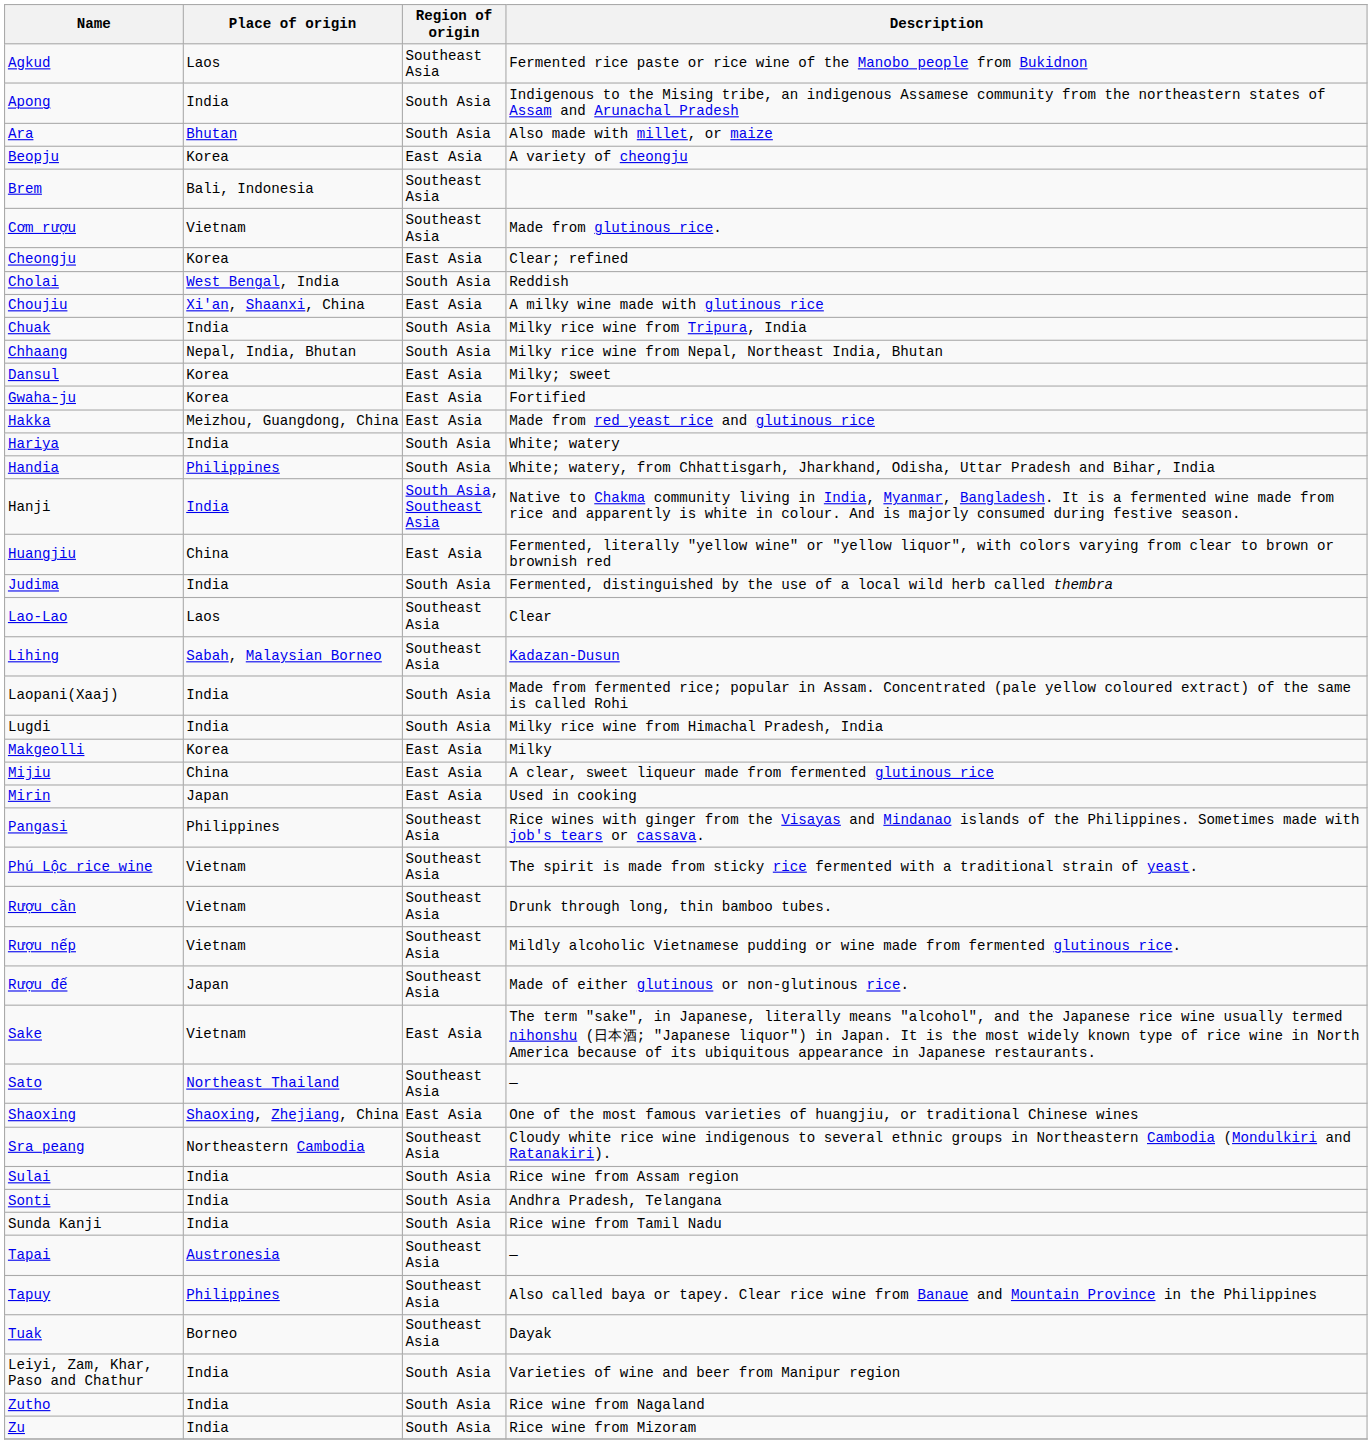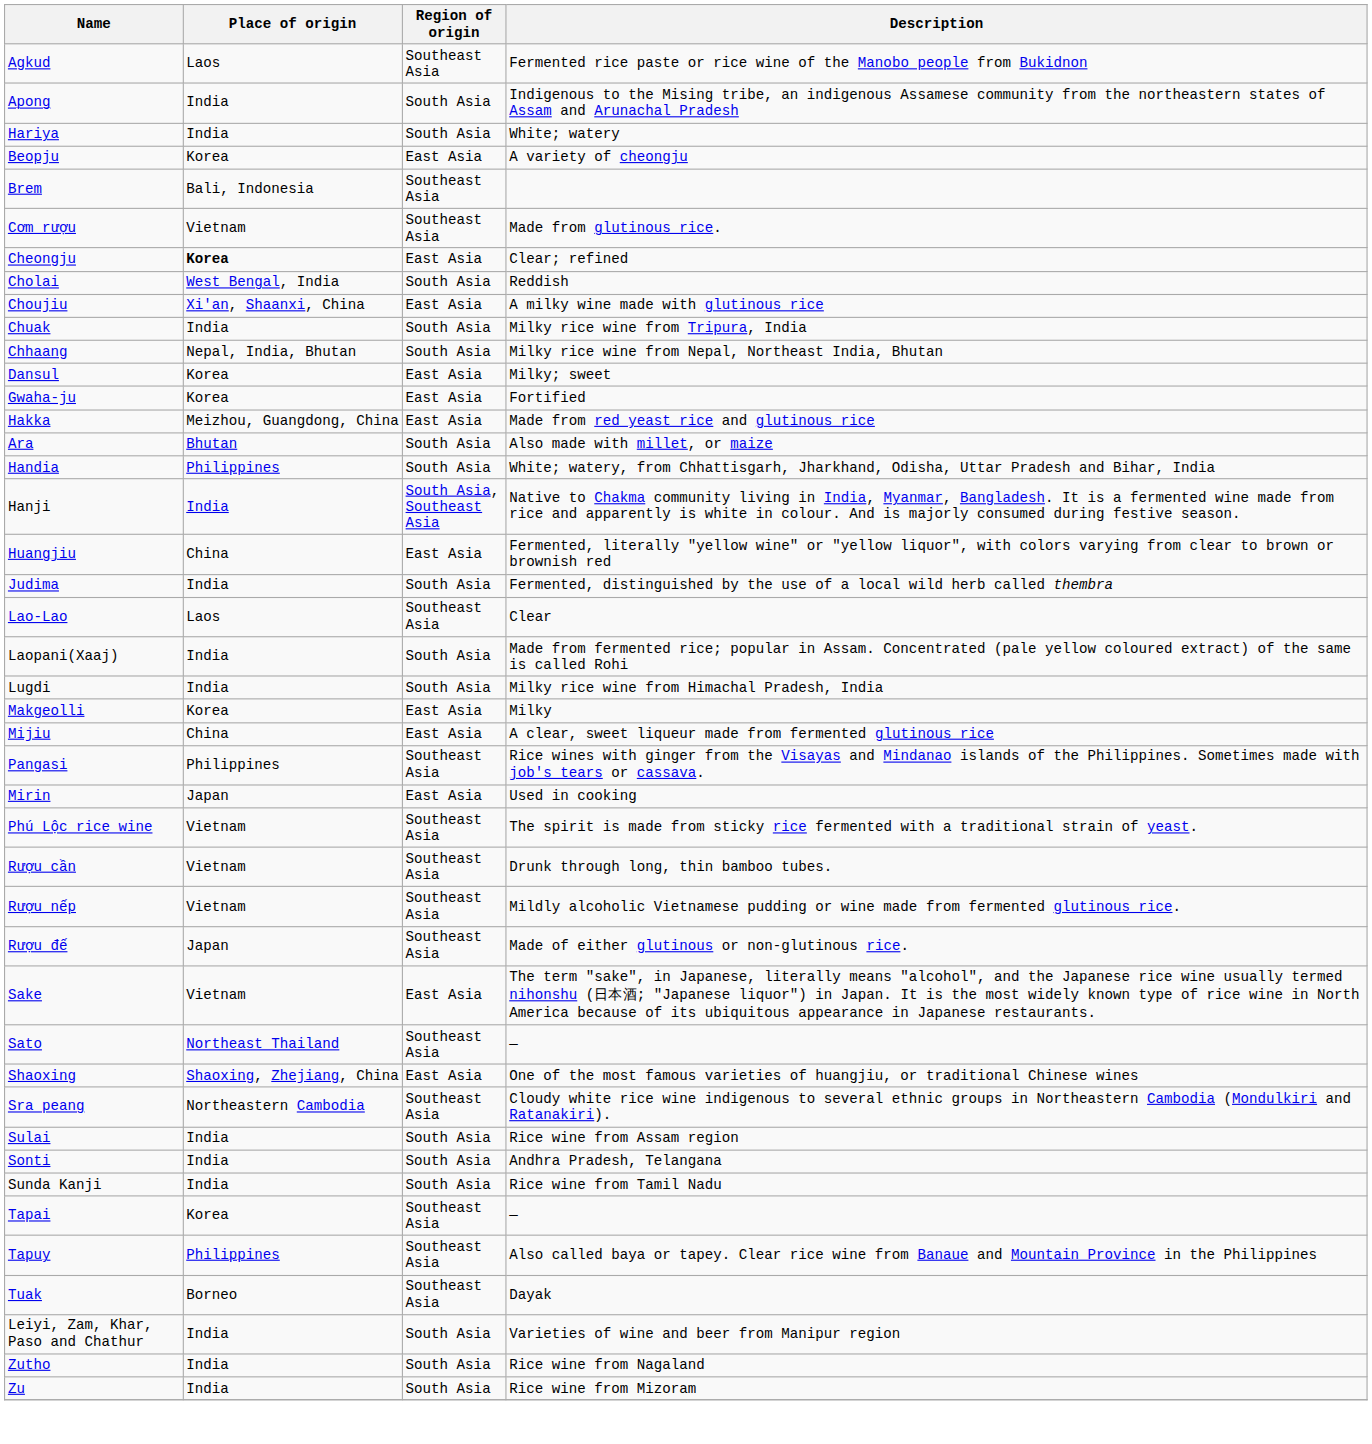rows swapped: (21, 134) <-> (33, 444)
(207, 260) normal -> (207, 260) bold
- row: (33, 656)
rows swapped: (29, 796) <-> (38, 828)
(233, 1255) Austronesia -> (207, 1216) Korea
